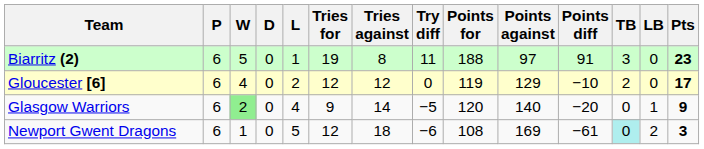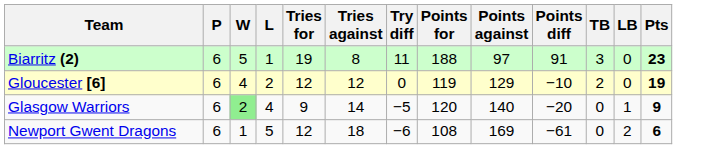- column: (269, 25)
(683, 82) 17 -> (657, 82) 19
(626, 131) paleturquoise background -> (600, 131) no background
(683, 131) 3 -> (657, 131) 6
